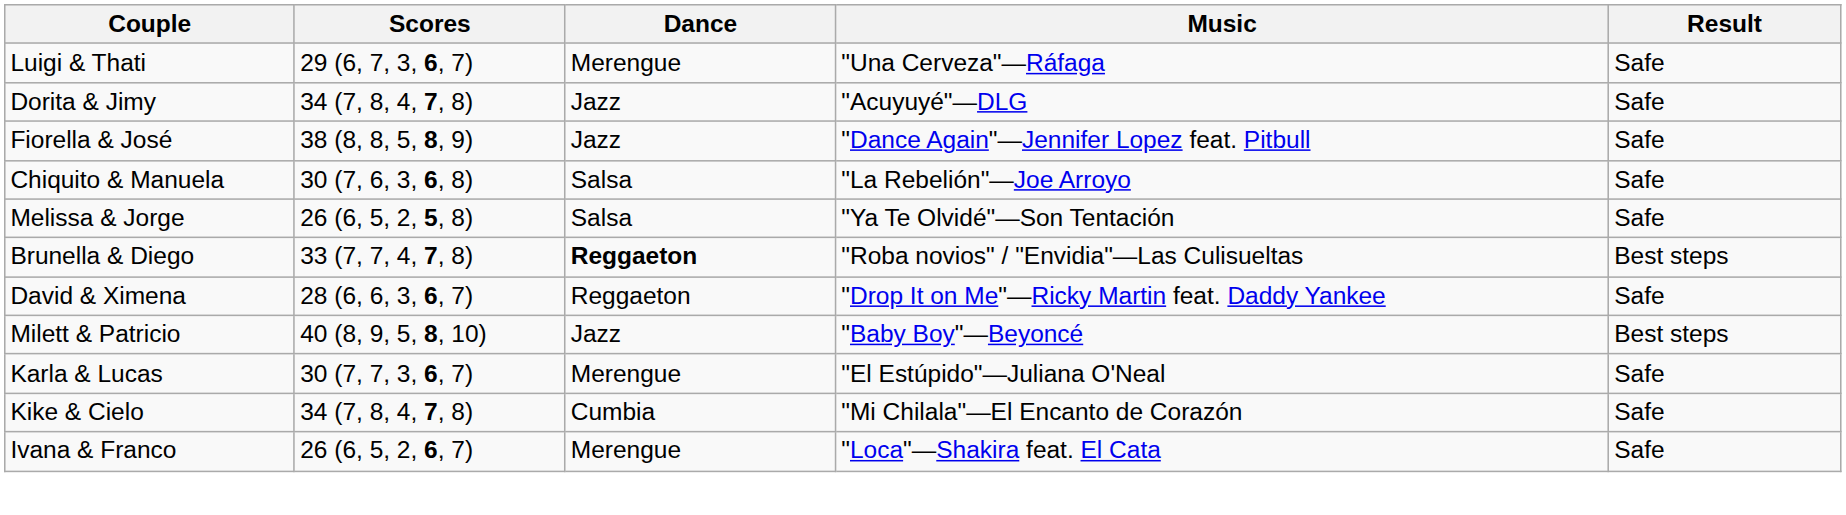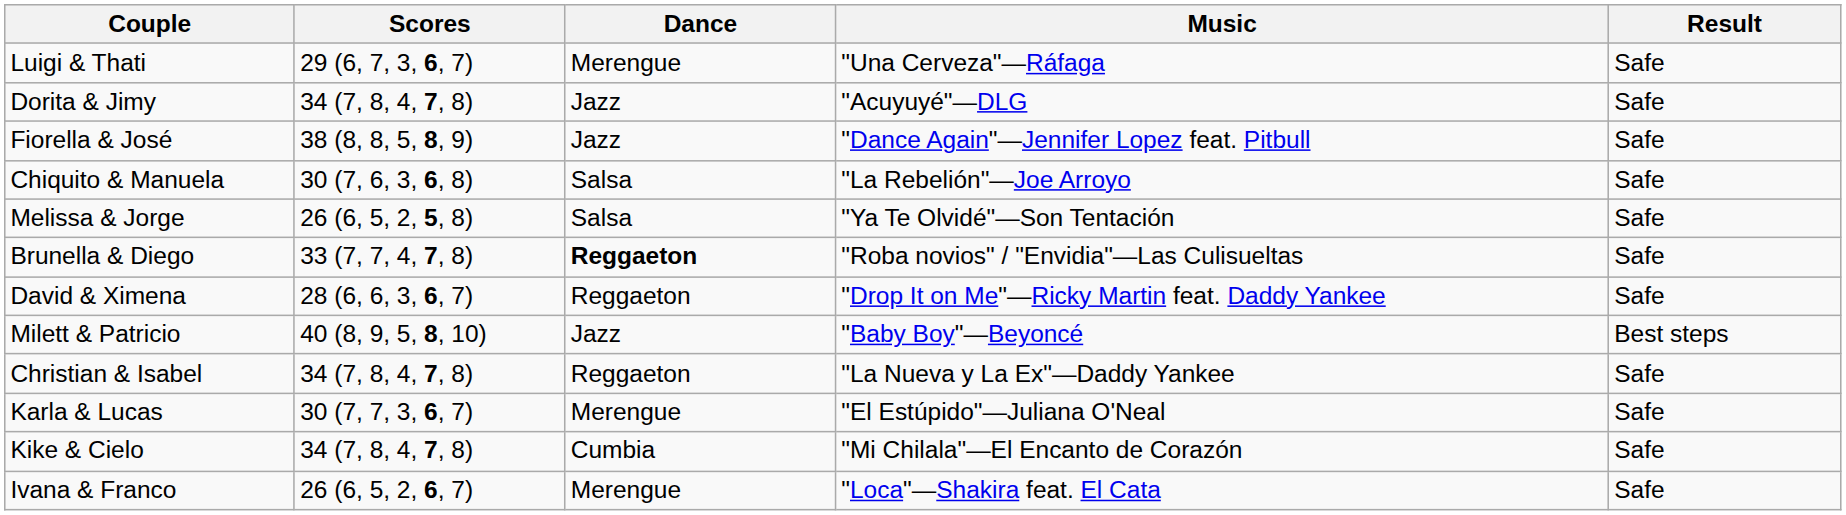(1671, 256) Best steps -> (1639, 256) Safe
+ row: (106, 373)
